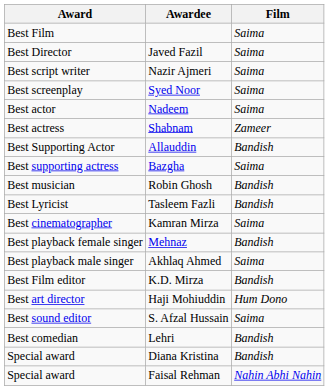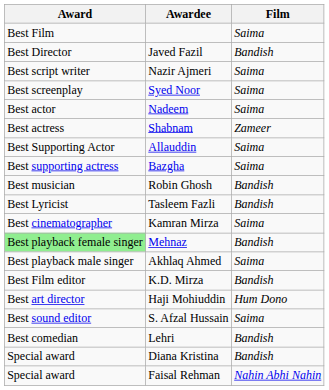(249, 52) Saima -> (254, 52) Bandish
(254, 147) Bandish -> (249, 147) Saima
(75, 242) no background -> (75, 242) lightgreen background
